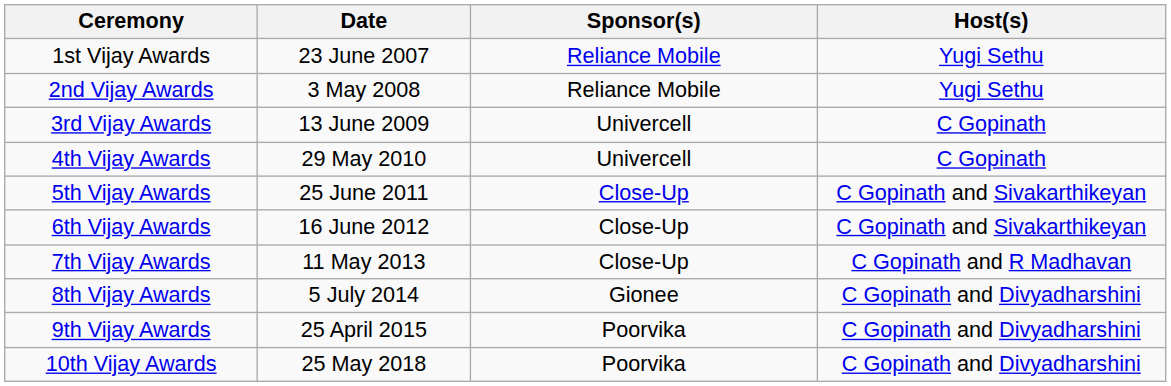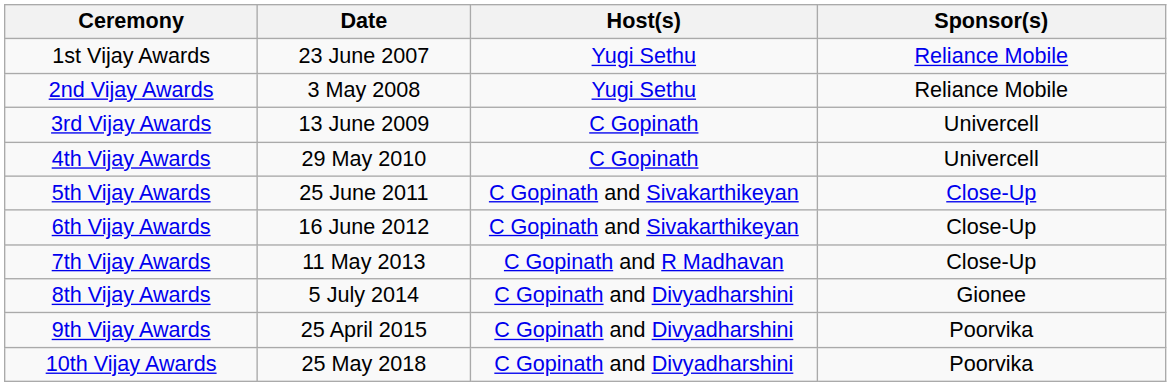columns swapped: (991, 21) <-> (644, 21)
